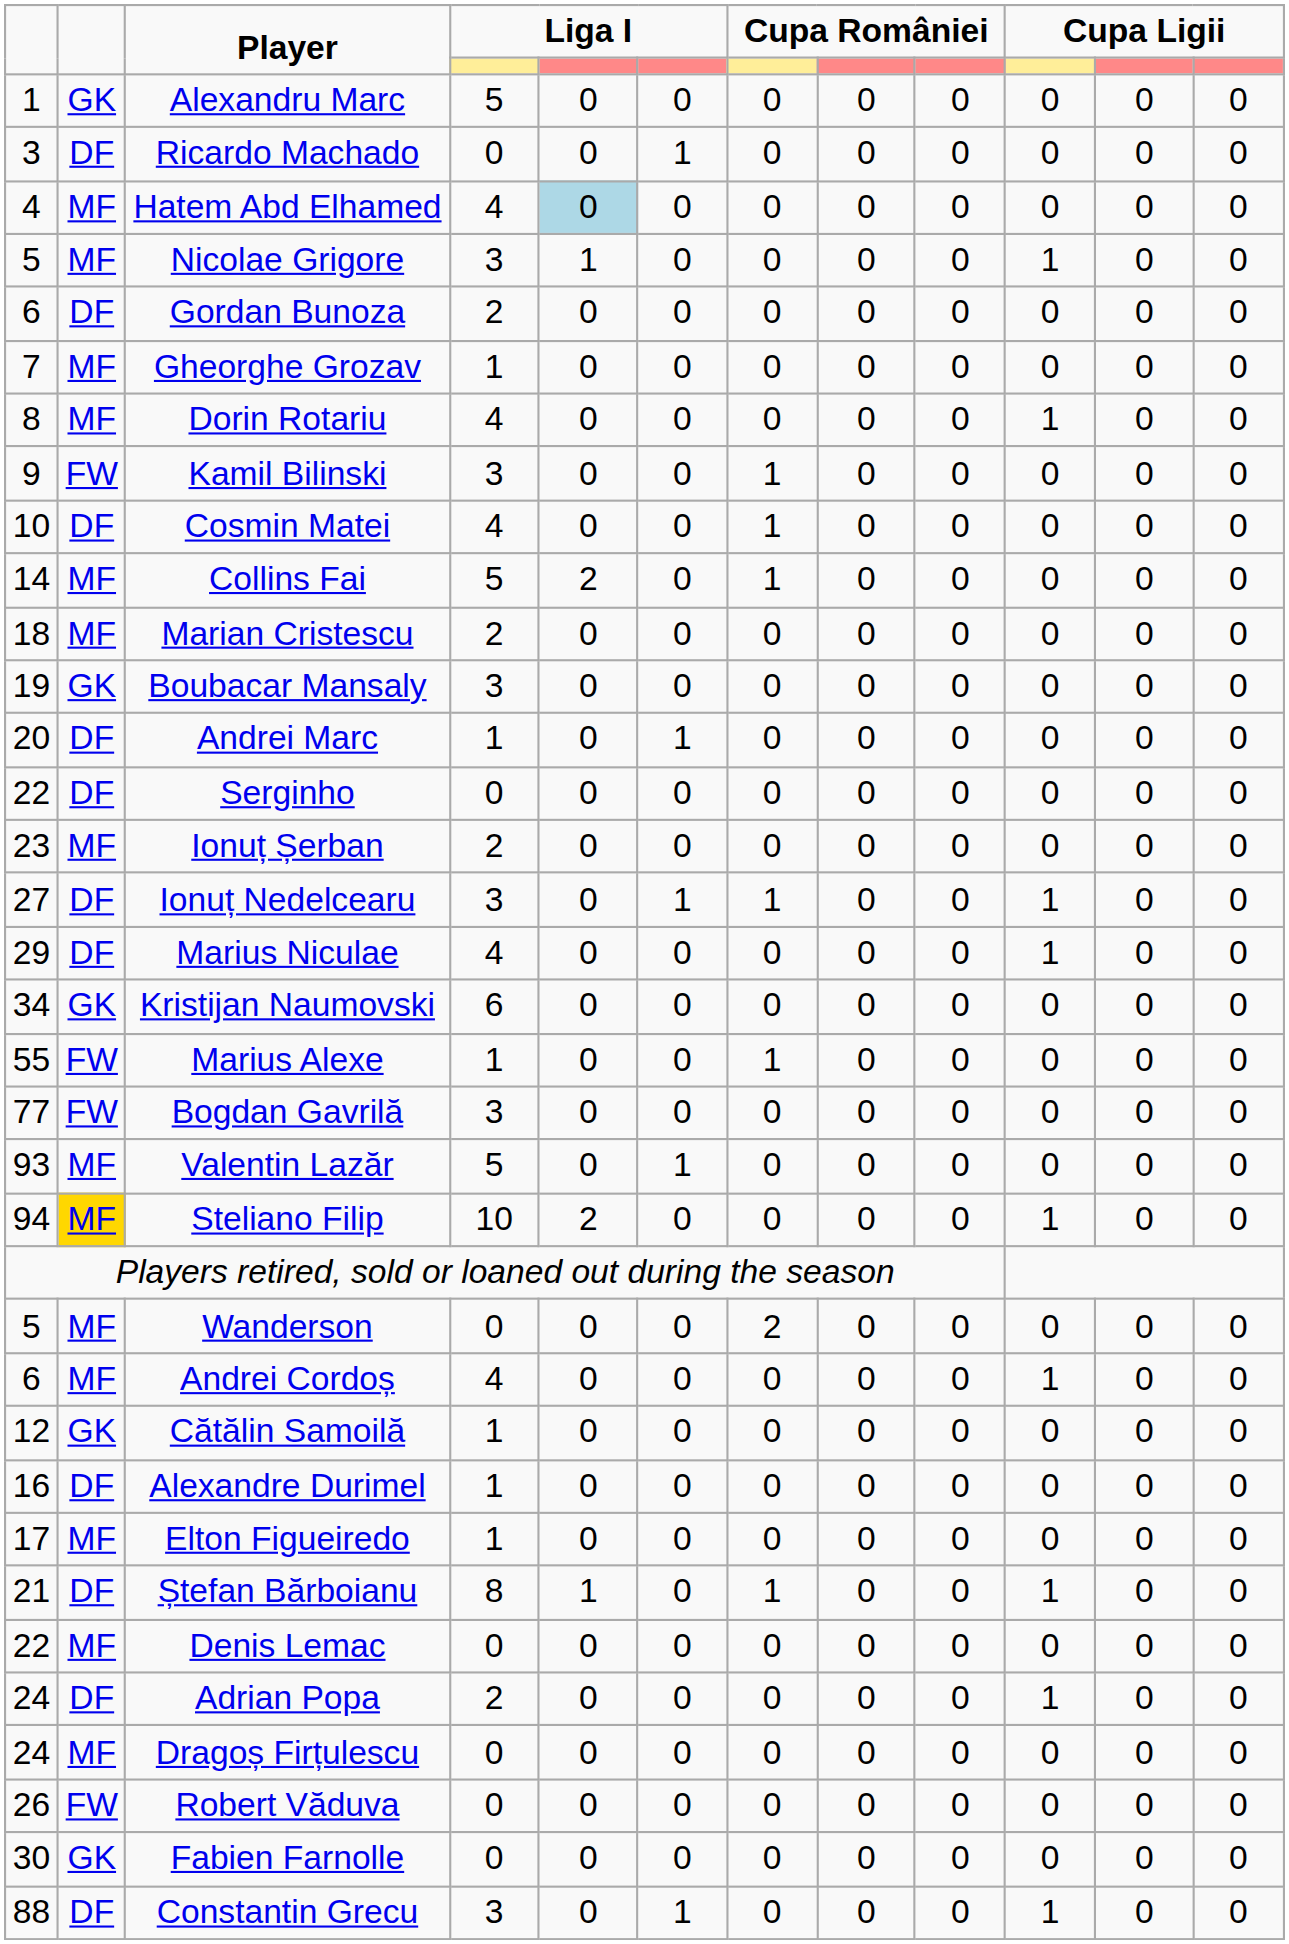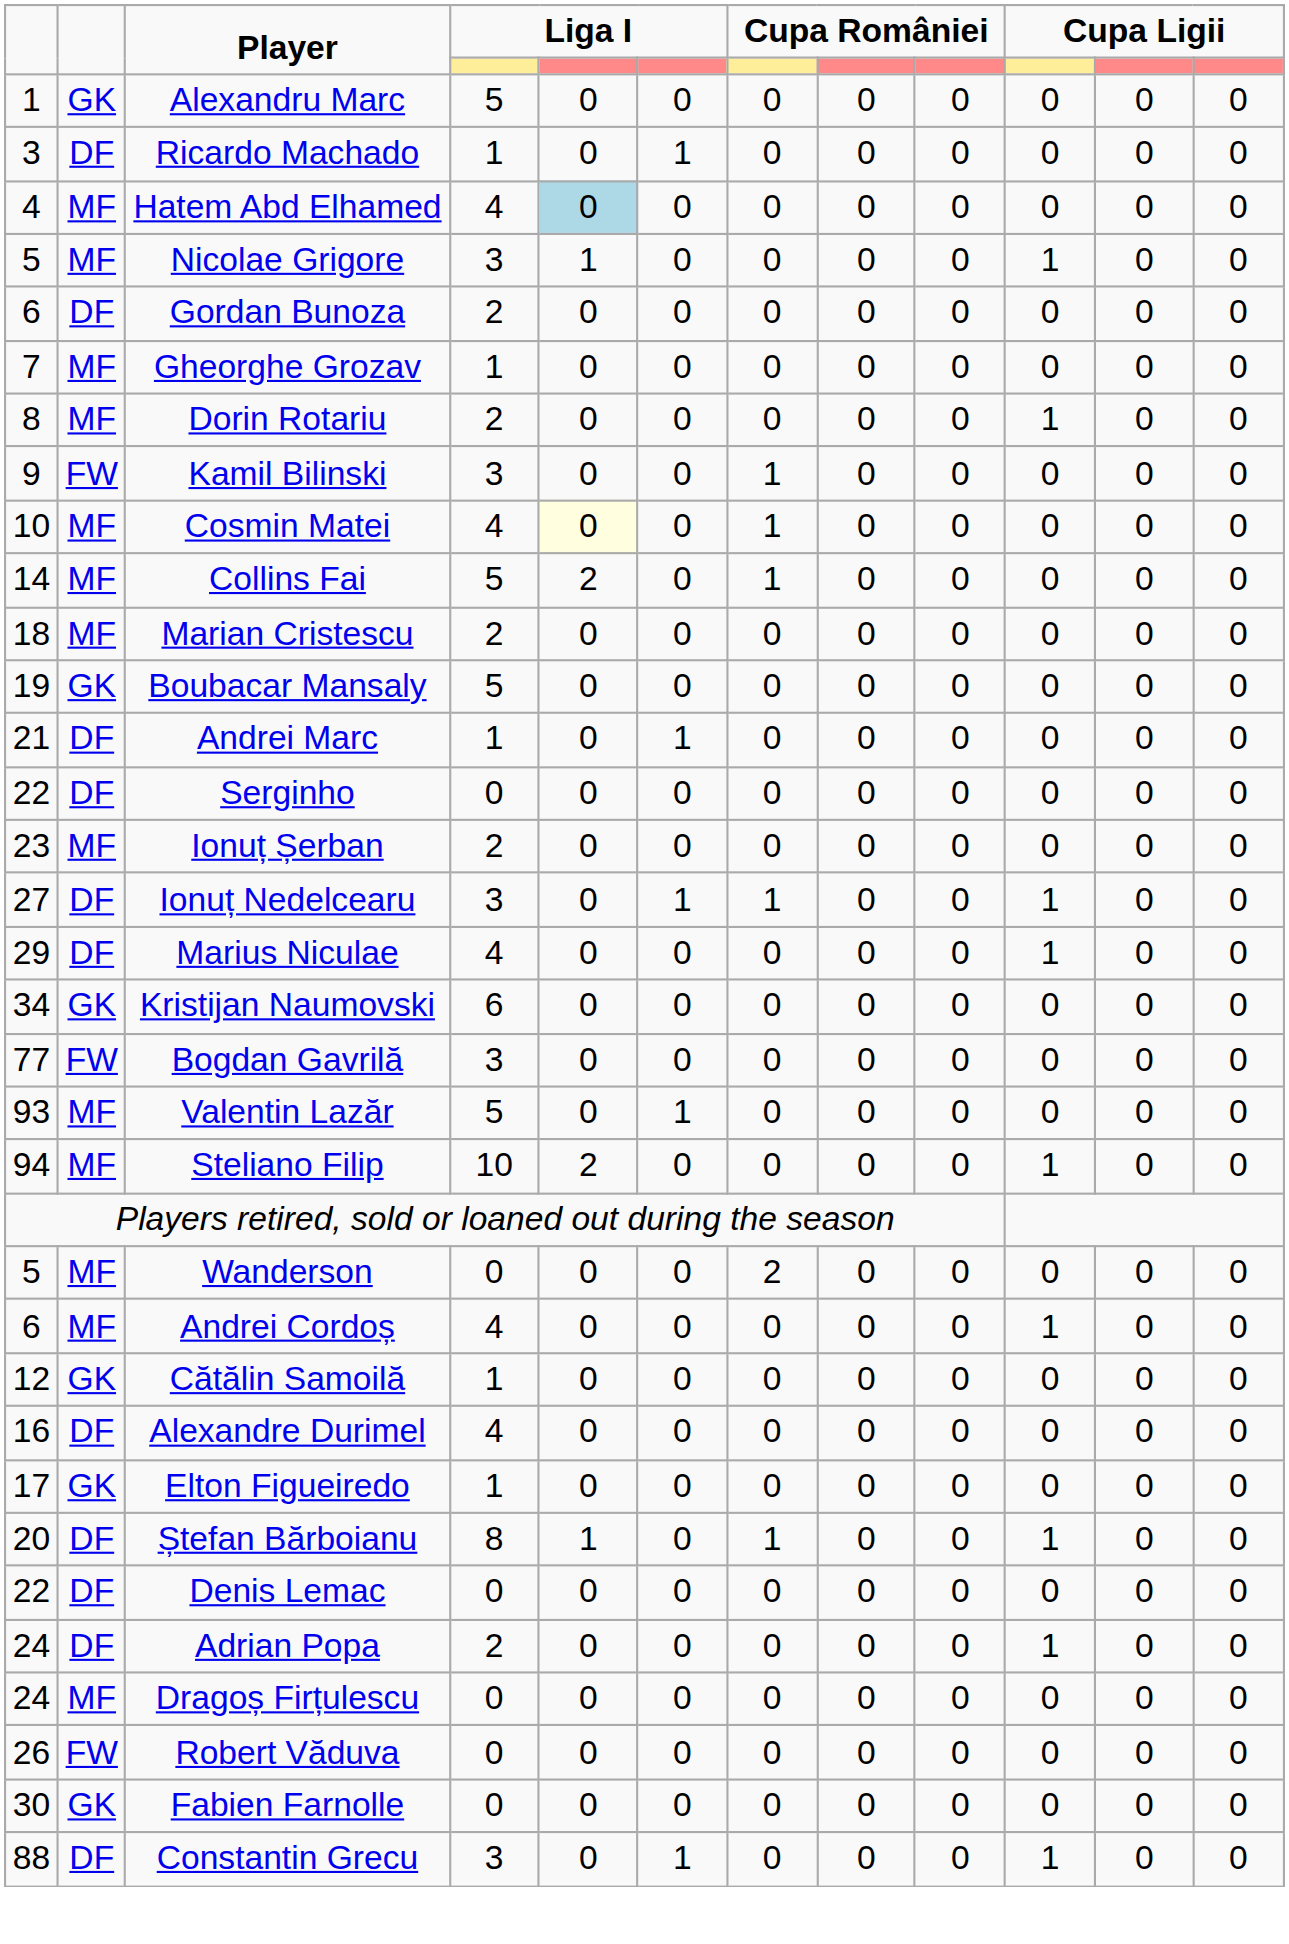(494, 153) 0 -> (494, 153) 1
(494, 419) 4 -> (494, 419) 2
(92, 526) DF -> (92, 526) MF
(588, 526) no background -> (588, 526) lightyellow background
(494, 686) 3 -> (494, 686) 5
(31, 739) 20 -> (31, 739) 21
- row: (287, 1059)
(92, 1218) gold background -> (92, 1165) no background
(494, 1485) 1 -> (494, 1432) 4
(92, 1538) MF -> (92, 1485) GK
(31, 1591) 21 -> (31, 1538) 20
(92, 1645) MF -> (92, 1591) DF
